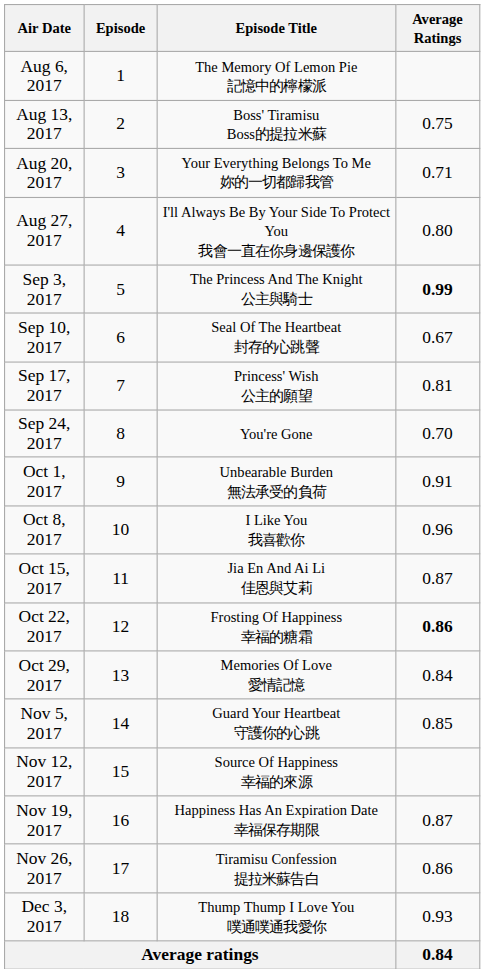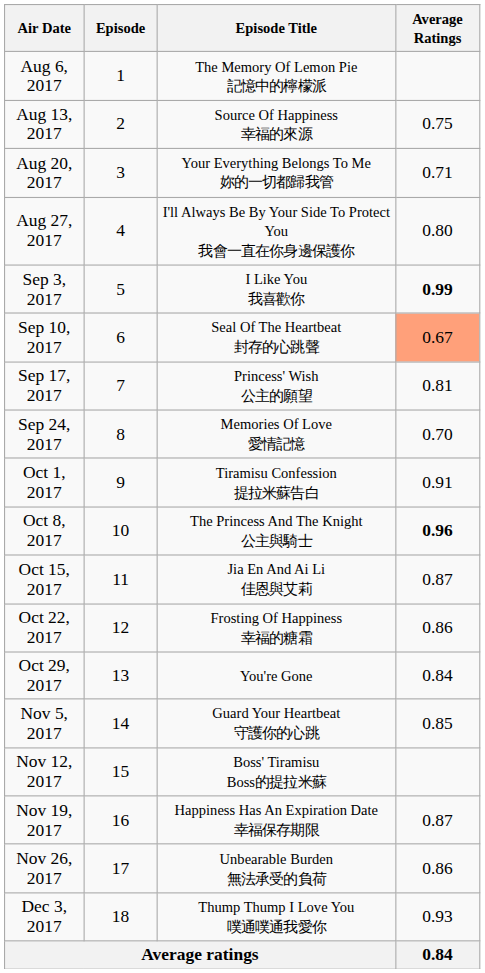(276, 124) Boss' Tiramisu Boss的提拉米蘇 -> (276, 124) Source Of Happiness 幸福的來源
(276, 289) The Princess And The Knight 公主與騎士 -> (276, 289) I Like You 我喜歡你
(437, 337) no background -> (437, 337) lightsalmon background
(276, 434) You're Gone -> (276, 434) Memories Of Love 愛情記憶
(276, 481) Unbearable Burden 無法承受的負荷 -> (276, 483) Tiramisu Confession 提拉米蘇告白
(276, 530) I Like You 我喜歡你 -> (276, 531) The Princess And The Knight 公主與騎士
(437, 529) normal -> (437, 530) bold
(437, 626) bold -> (437, 627) normal
(276, 675) Memories Of Love 愛情記憶 -> (276, 676) You're Gone
(276, 772) Source Of Happiness 幸福的來源 -> (276, 772) Boss' Tiramisu Boss的提拉米蘇
(276, 868) Tiramisu Confession 提拉米蘇告白 -> (276, 868) Unbearable Burden 無法承受的負荷
